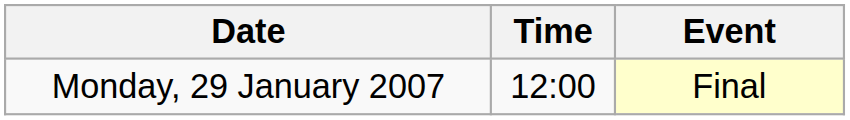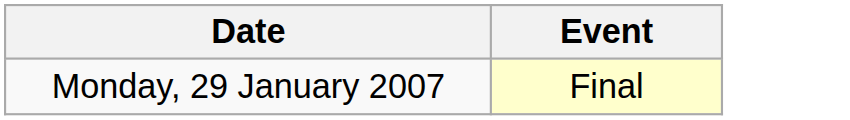- column: (553, 31)
